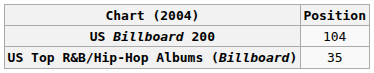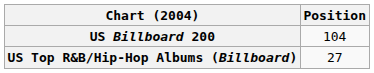(335, 57) 35 -> (335, 57) 27
